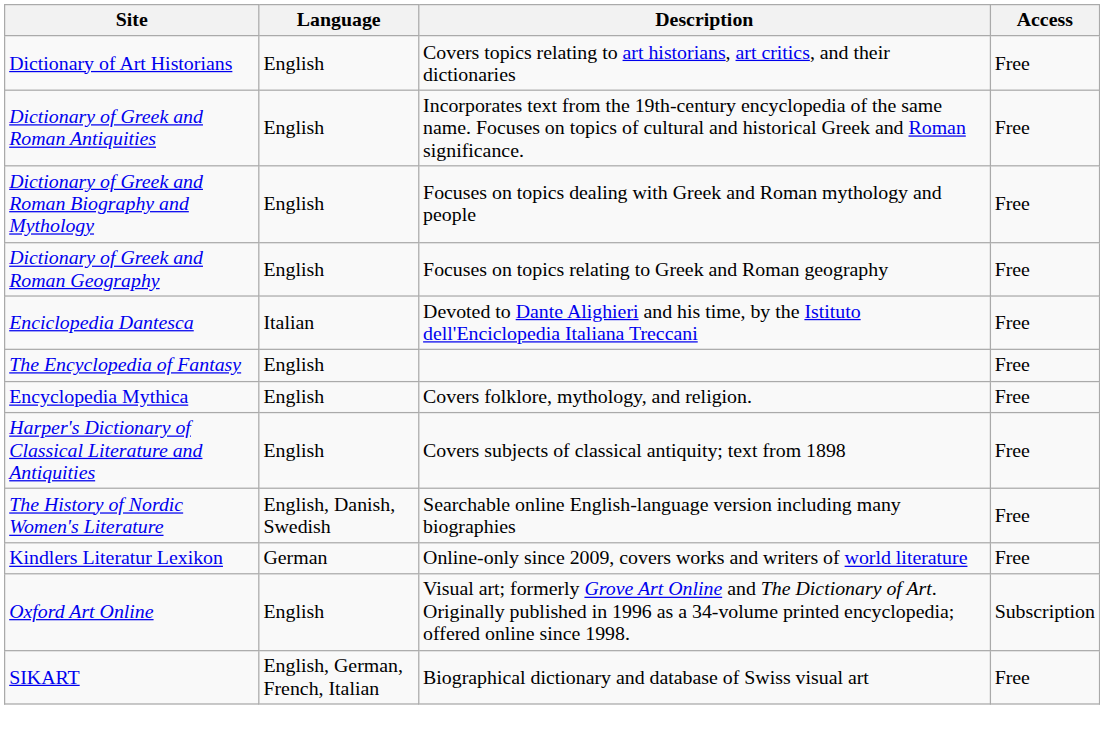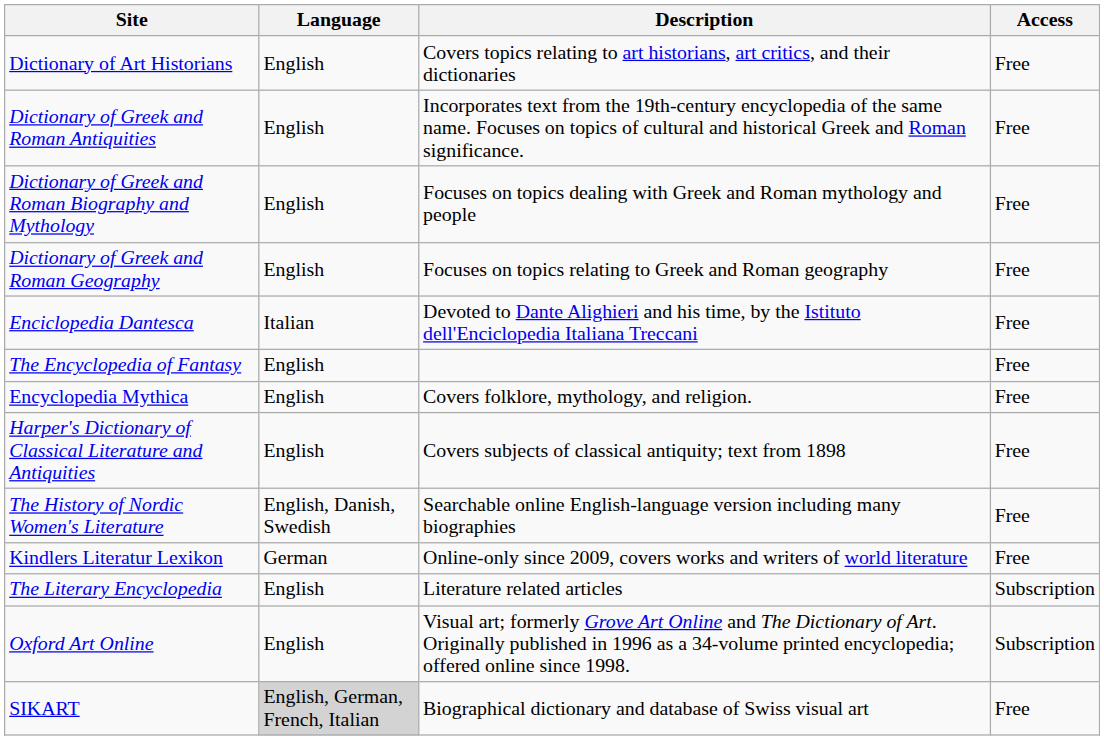+ row: (116, 589)
(333, 676) no background -> (333, 708) lightgrey background
